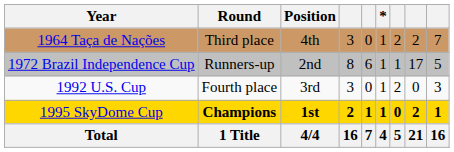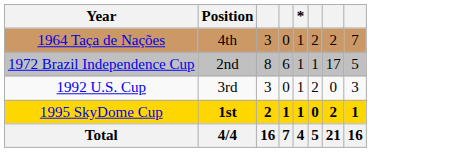- column: (239, 16)
